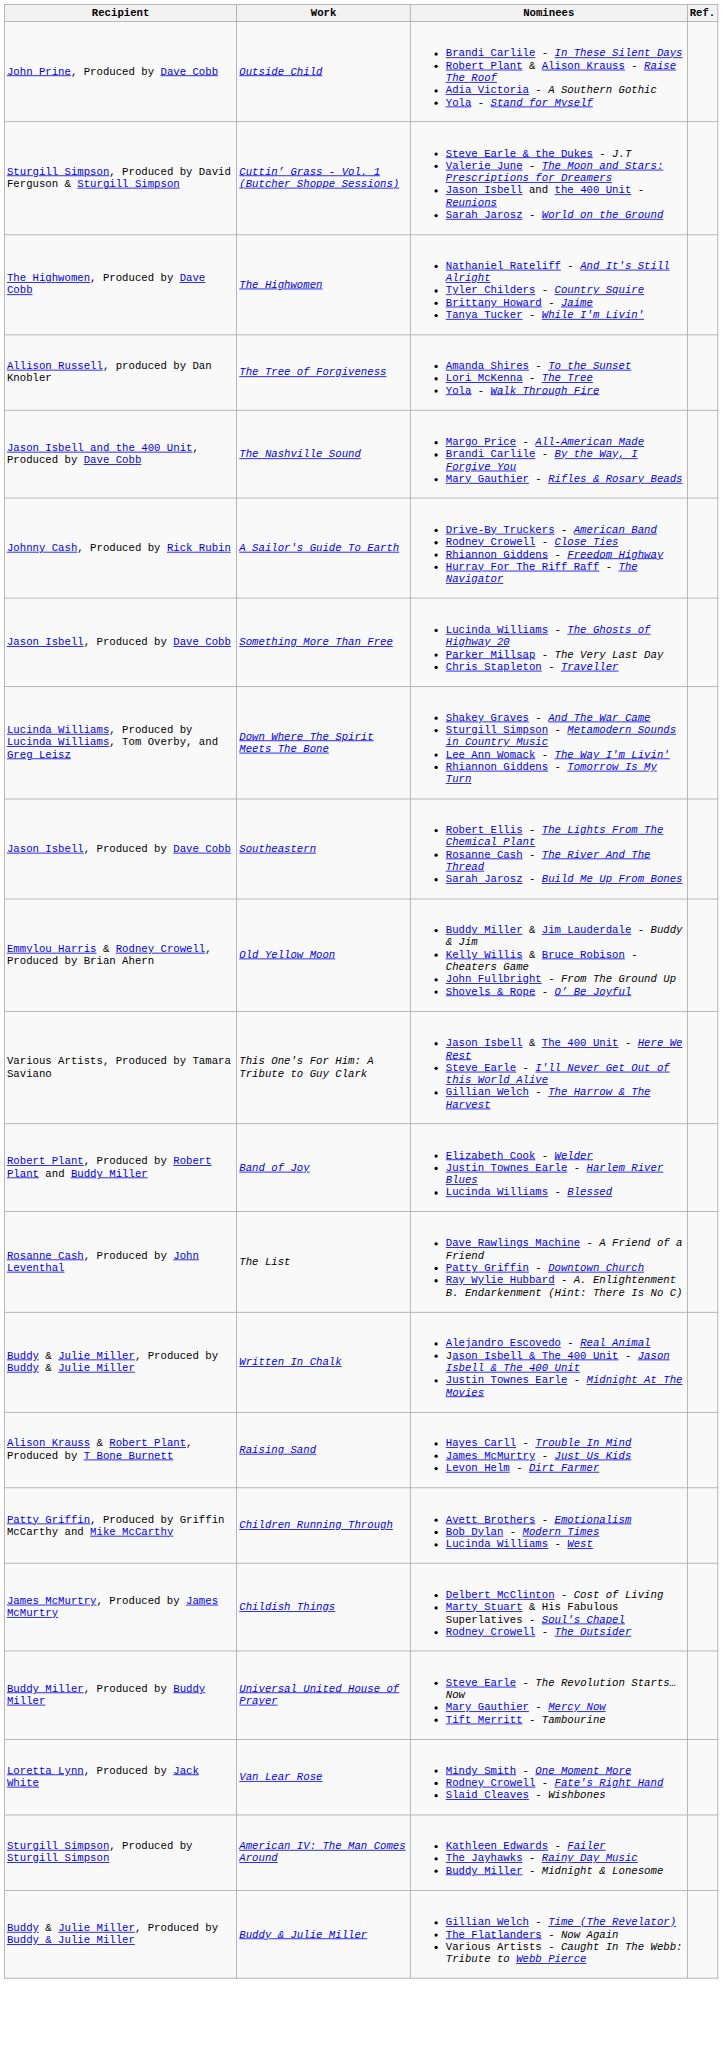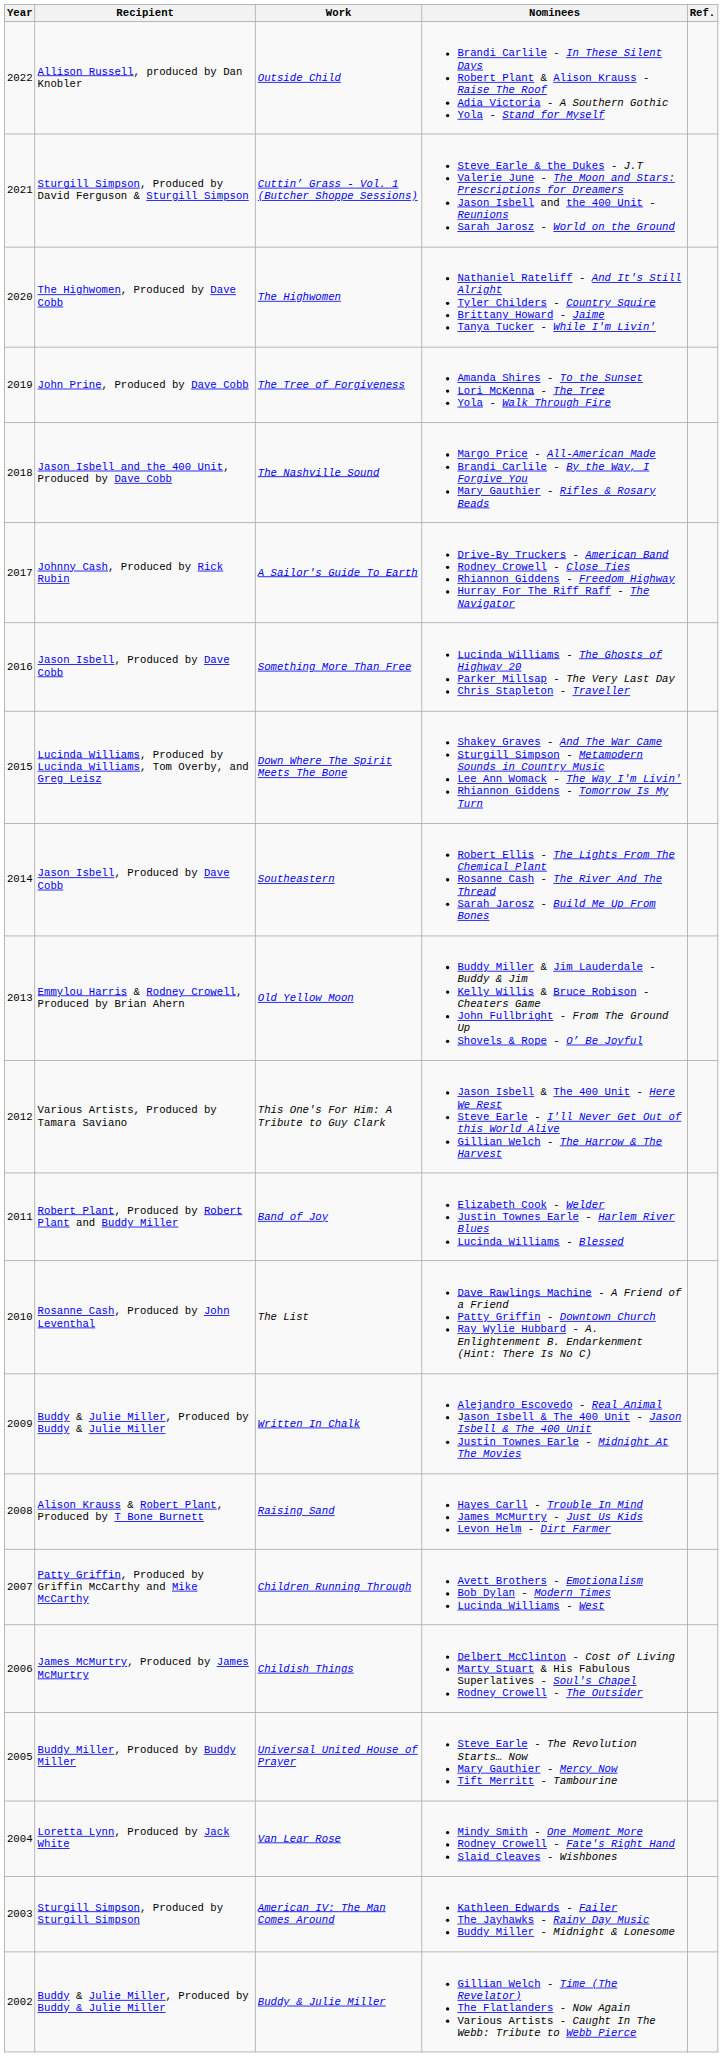+ column: (20, 13)
(113, 72) John Prine, Produced by Dave Cobb -> (140, 78) Allison Russell, produced by Dan Knobler
(109, 372) Allison Russell, produced by Dan Knobler -> (143, 385) John Prine, Produced by Dave Cobb
